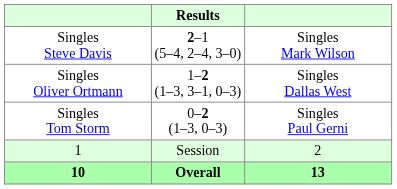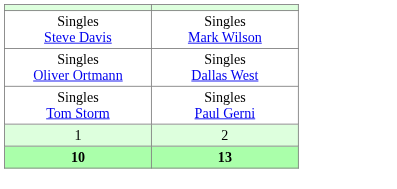- column: (198, 15)
